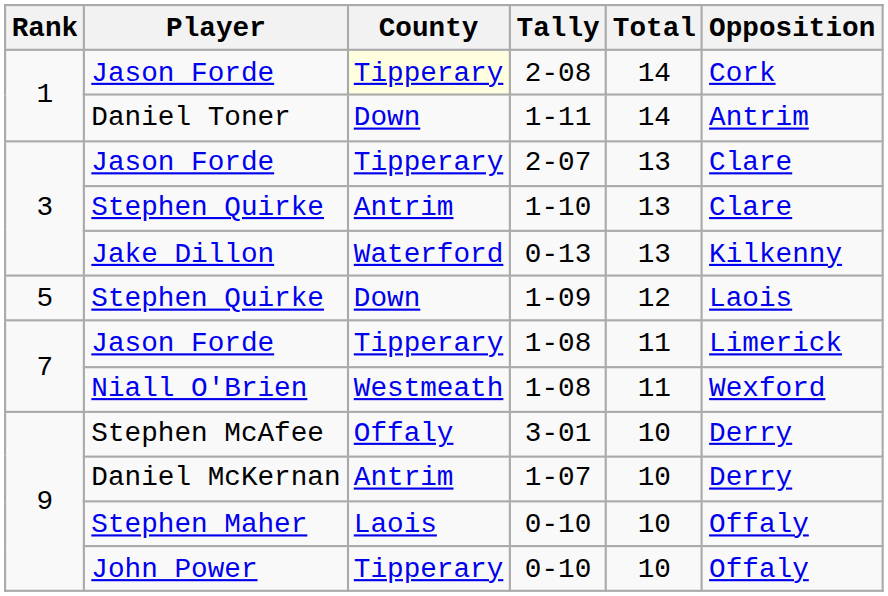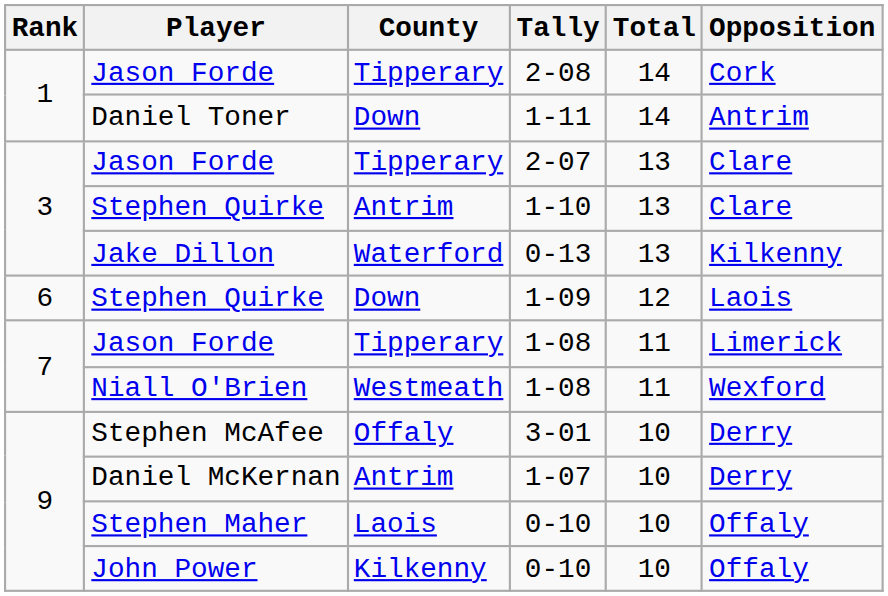(429, 73) lightyellow background -> (429, 73) no background
(45, 298) 5 -> (45, 298) 6
(429, 569) Tipperary -> (420, 569) Kilkenny
